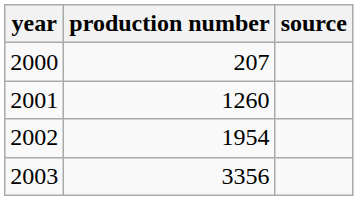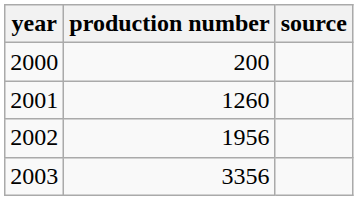(252, 61) 207 -> (252, 61) 200
(246, 137) 1954 -> (246, 137) 1956
